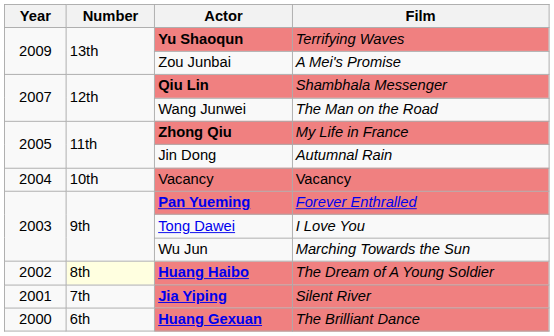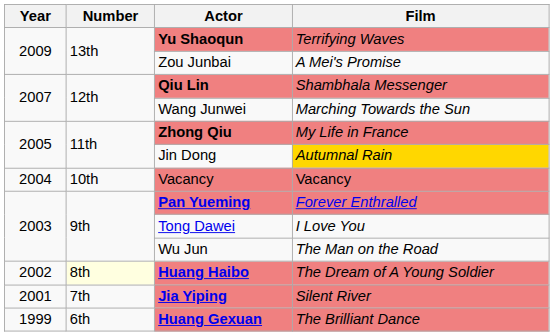(367, 109) The Man on the Road -> (383, 109) Marching Towards the Sun
(344, 156) no background -> (344, 156) gold background
(383, 249) Marching Towards the Sun -> (367, 249) The Man on the Road
(35, 319) 2000 -> (35, 319) 1999
